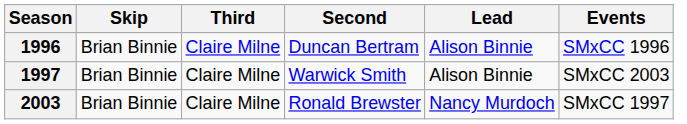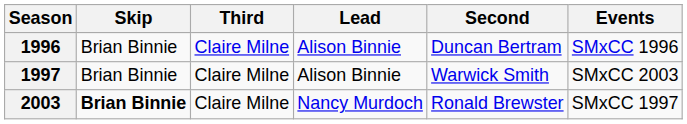columns swapped: (355, 18) <-> (492, 18)
(129, 103) normal -> (133, 103) bold
